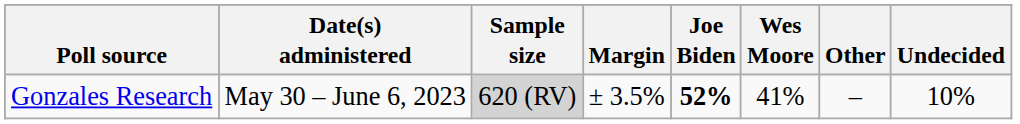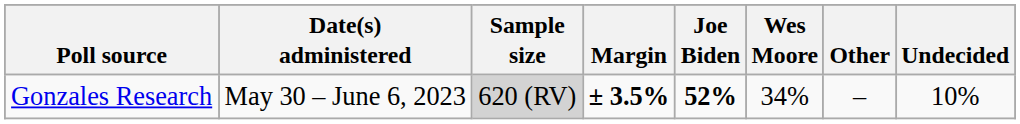(627, 96) normal -> (629, 96) bold
(780, 96) 41% -> (785, 96) 34%
